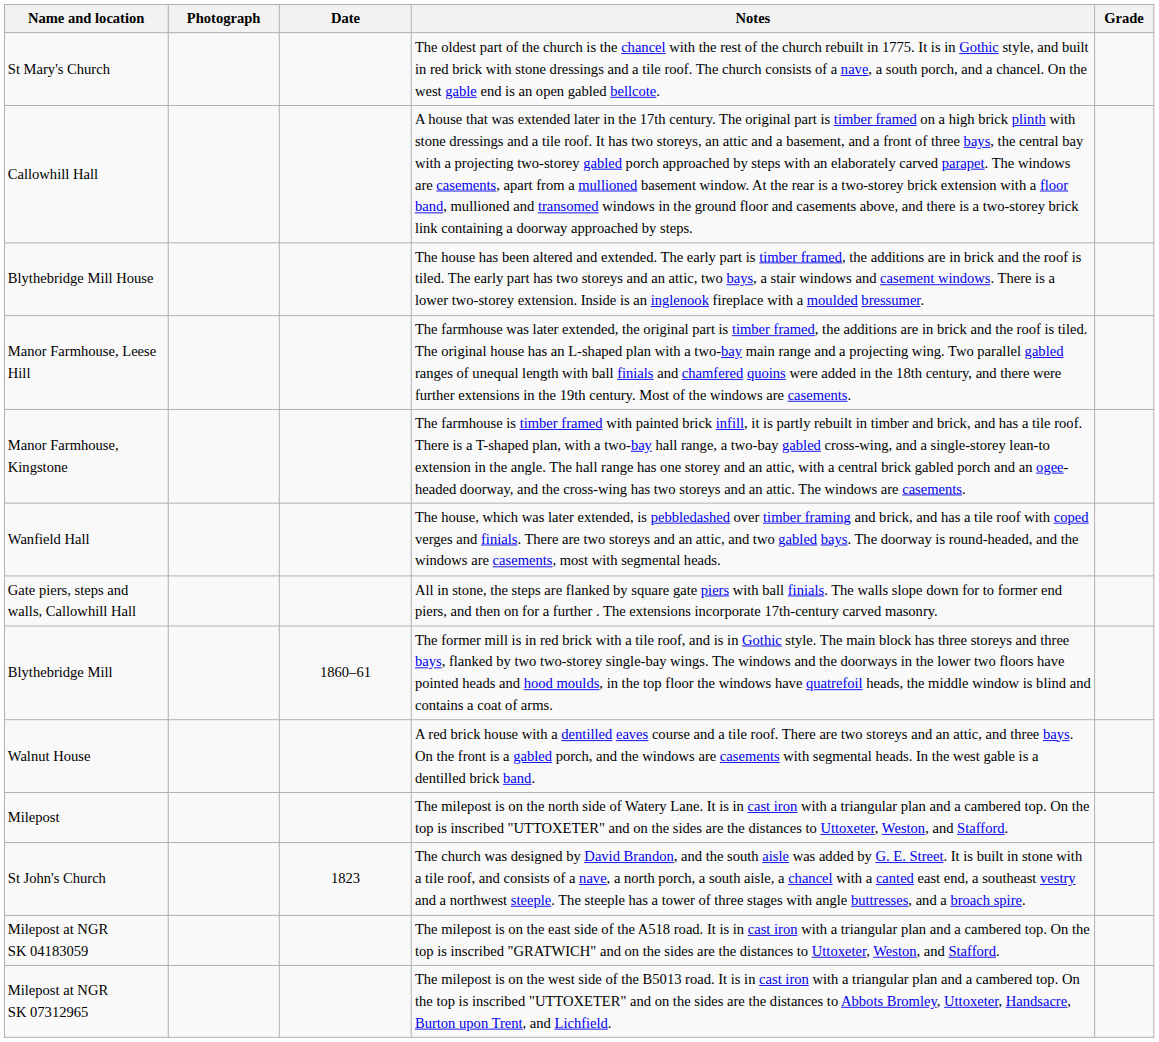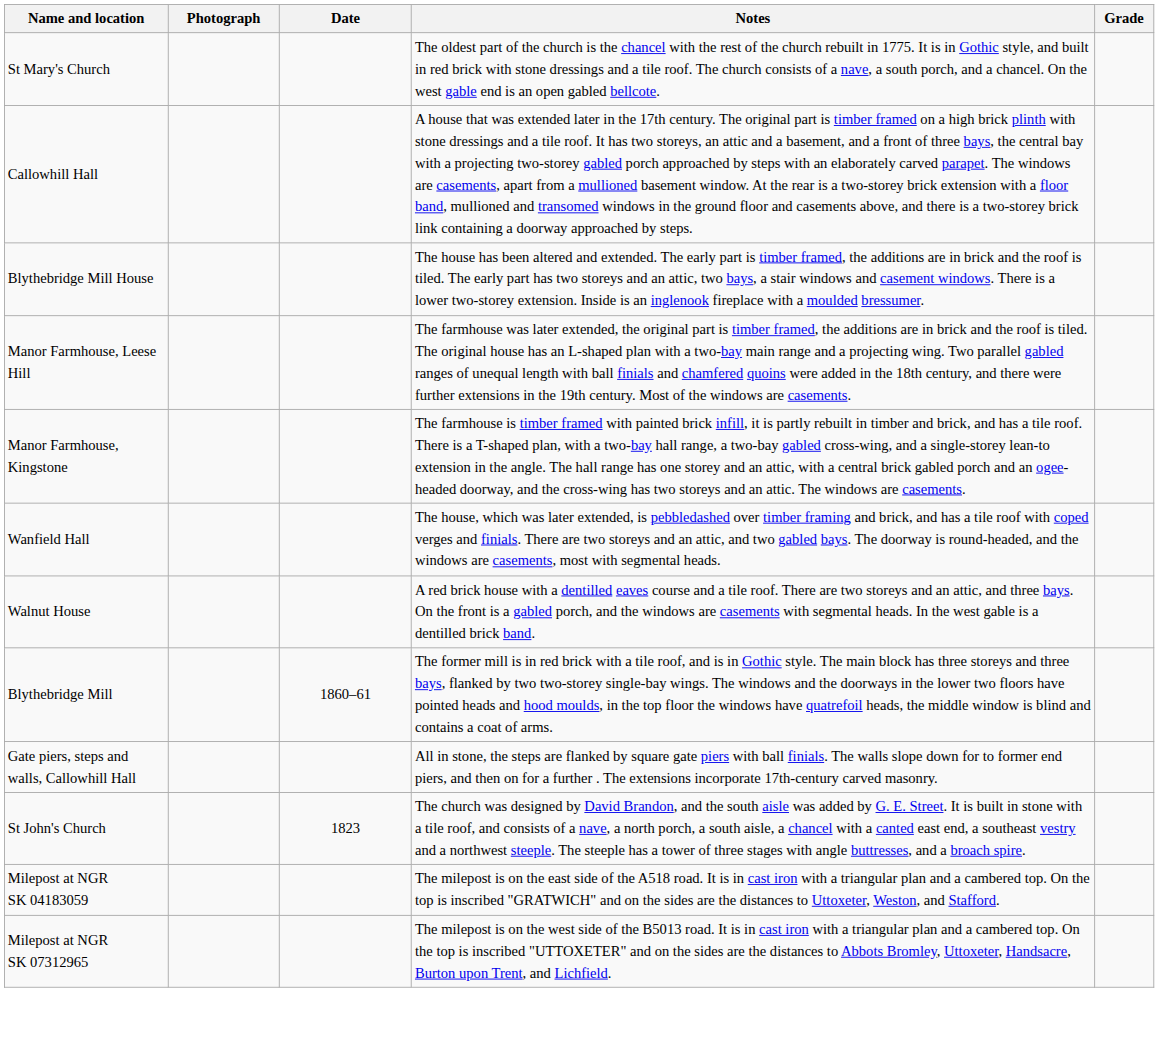rows swapped: (49, 756) <-> (72, 600)
- row: (34, 817)
